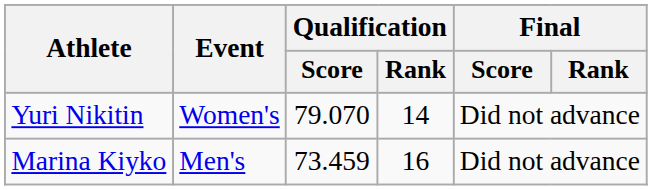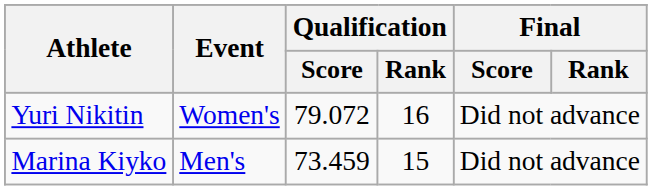(332, 115) 79.070 -> (332, 115) 79.072
(416, 115) 14 -> (416, 115) 16
(416, 161) 16 -> (416, 161) 15
